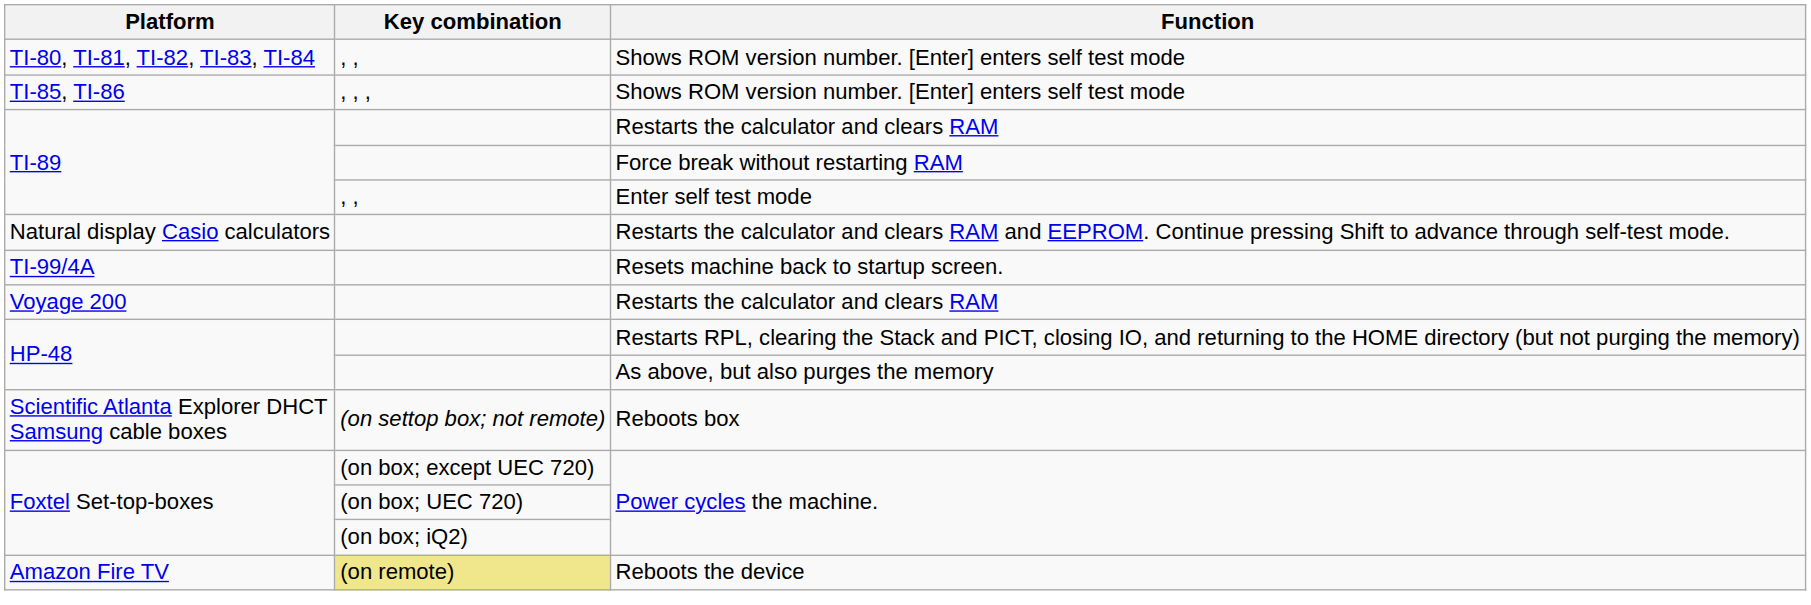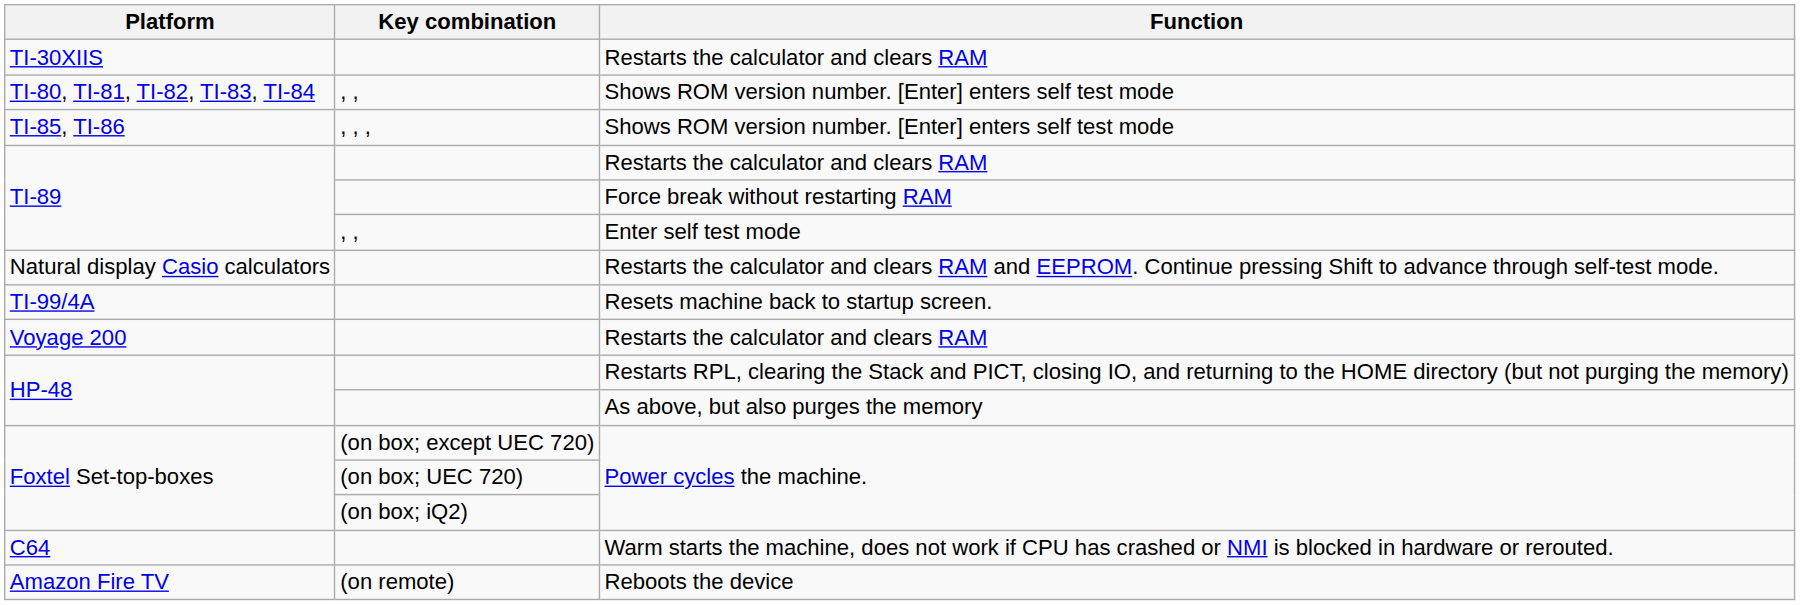+ row: (56, 57)
- row: (169, 419)
+ row: (30, 547)
(397, 572) khaki background -> (397, 582) no background
